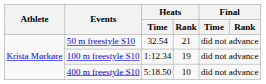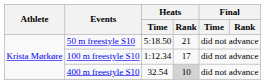(158, 42) 32.54 -> (158, 42) 5:18.50
(186, 57) 19 -> (186, 57) 17
(158, 72) 5:18.50 -> (158, 72) 32.54
(186, 72) no background -> (186, 72) lightgrey background
